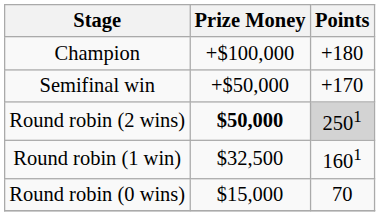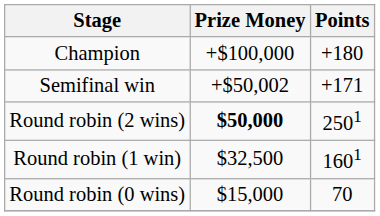(250, 85) +$50,000 -> (250, 85) +$50,002
(342, 85) +170 -> (342, 85) +171
(342, 120) lightgrey background -> (342, 120) no background
